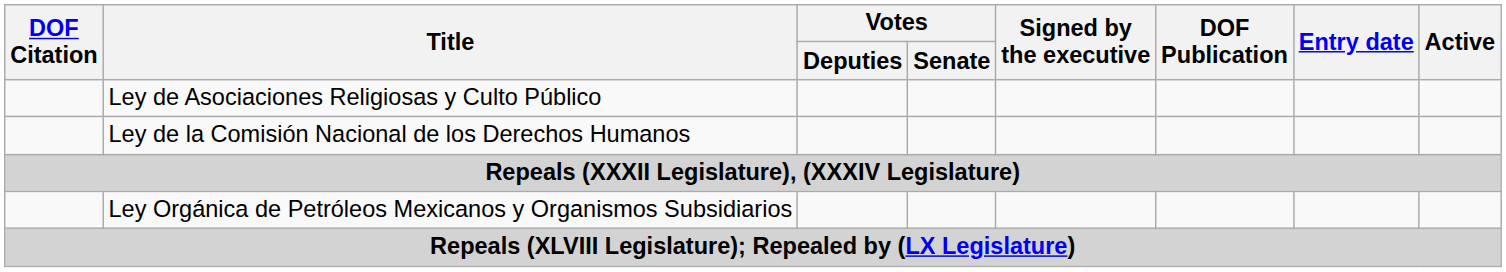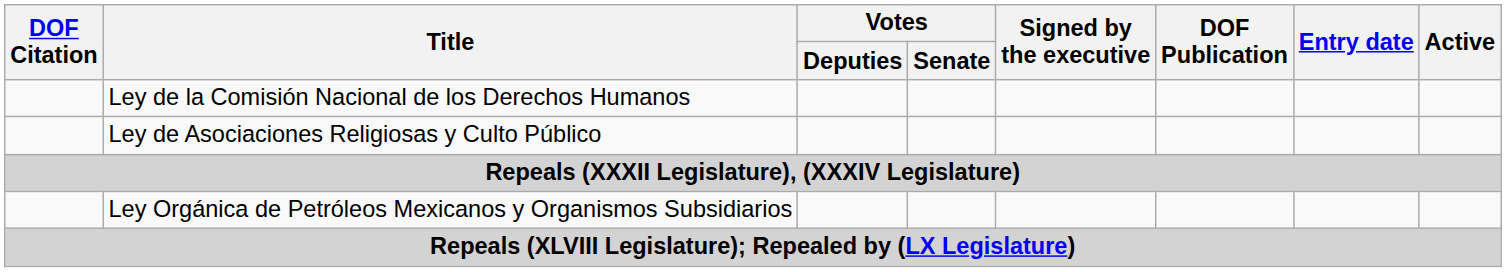rows swapped: (399, 135) <-> (355, 97)
